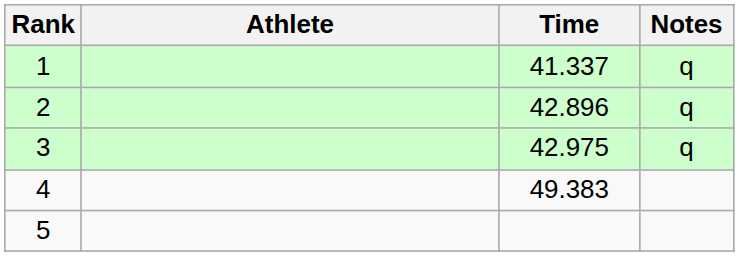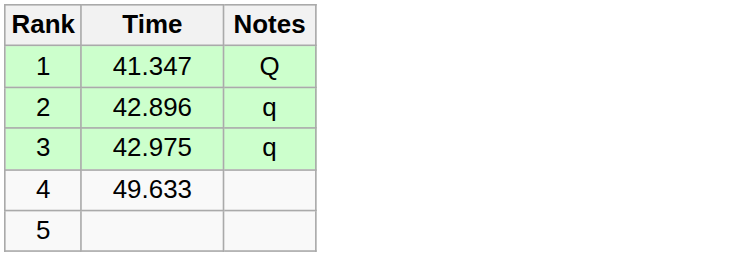- column: (290, 25)
(569, 66) 41.337 -> (152, 66) 41.347
(687, 66) q -> (270, 66) Q
(569, 189) 49.383 -> (152, 189) 49.633
